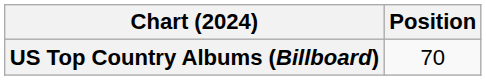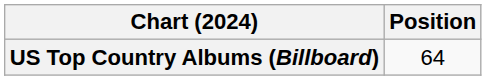(433, 57) 70 -> (433, 57) 64
